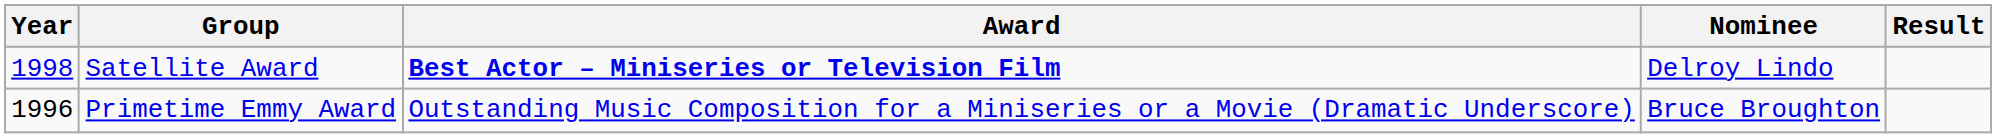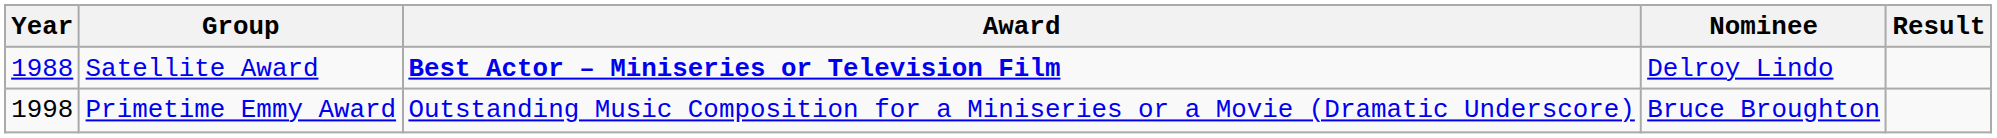(42, 68) 1998 -> (42, 68) 1988
(42, 110) 1996 -> (42, 110) 1998
